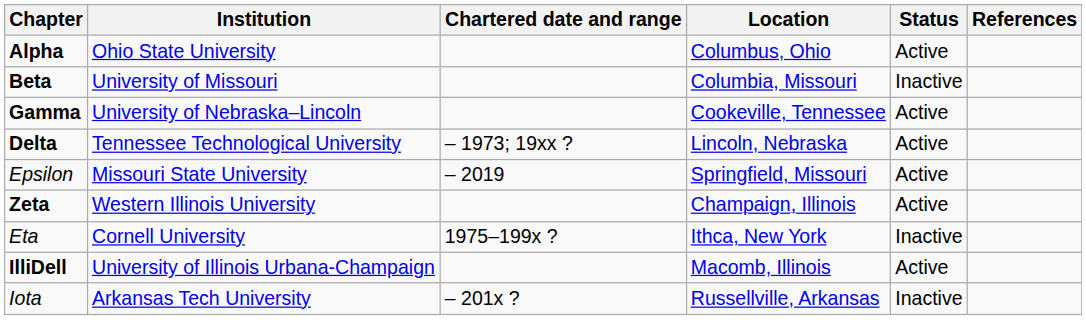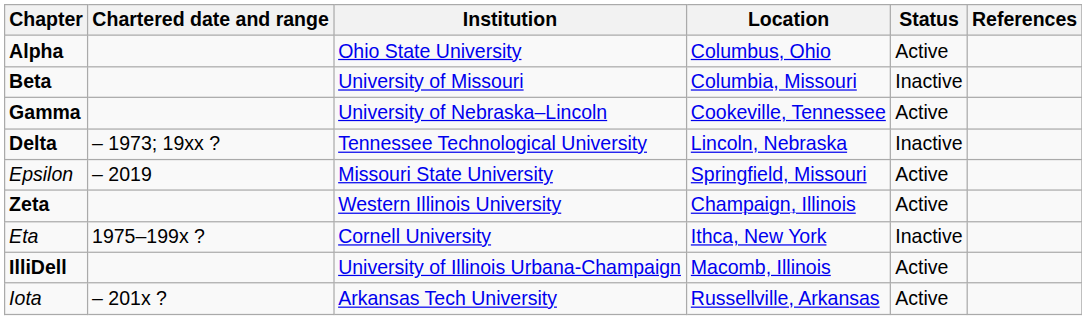columns swapped: (563, 19) <-> (264, 19)
(922, 143) Active -> (929, 143) Inactive
(929, 298) Inactive -> (922, 298) Active
